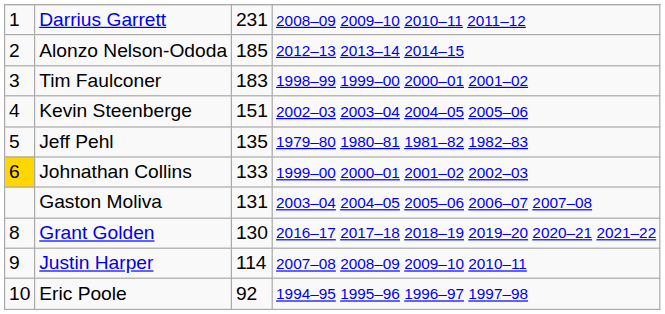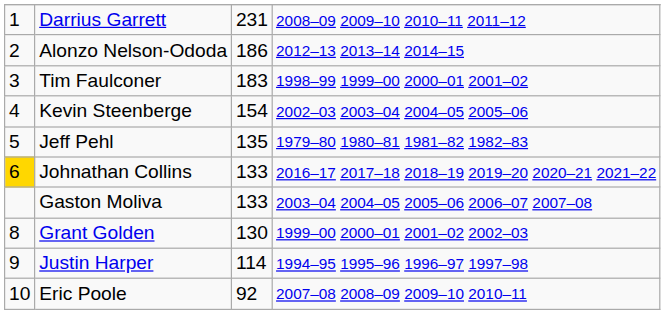(252, 50) 185 -> (252, 50) 186
(252, 111) 151 -> (252, 111) 154
(402, 172) 1999–00 2000–01 2001–02 2002–03 -> (466, 172) 2016–17 2017–18 2018–19 2019–20 2020–21 2021–22
(252, 202) 131 -> (252, 202) 133
(466, 233) 2016–17 2017–18 2018–19 2019–20 2020–21 2021–22 -> (402, 233) 1999–00 2000–01 2001–02 2002–03
(401, 263) 2007–08 2008–09 2009–10 2010–11 -> (402, 263) 1994–95 1995–96 1996–97 1997–98
(402, 294) 1994–95 1995–96 1996–97 1997–98 -> (401, 294) 2007–08 2008–09 2009–10 2010–11
